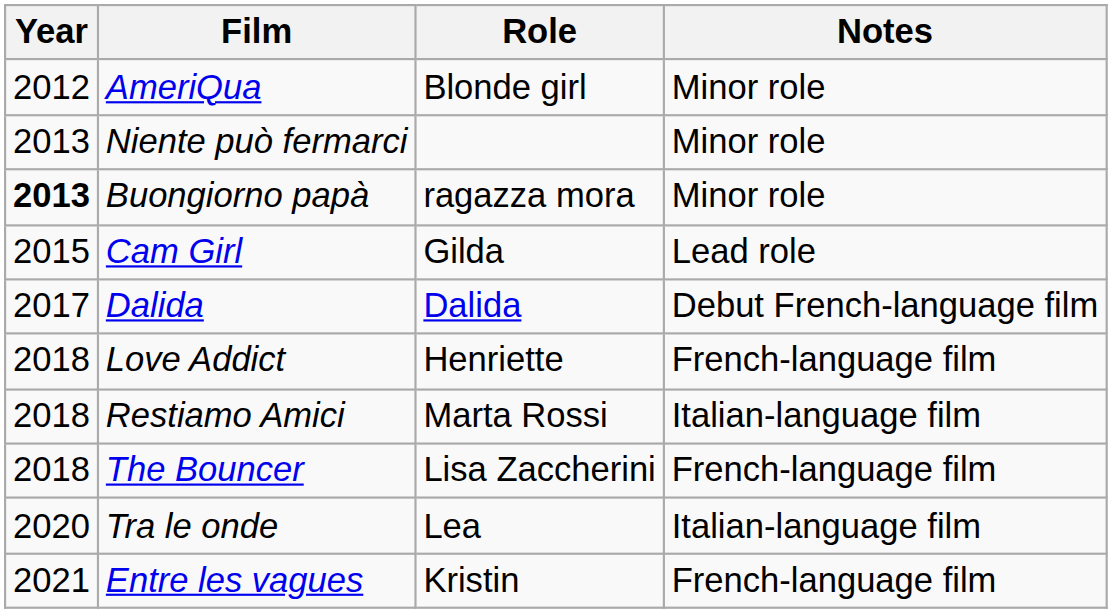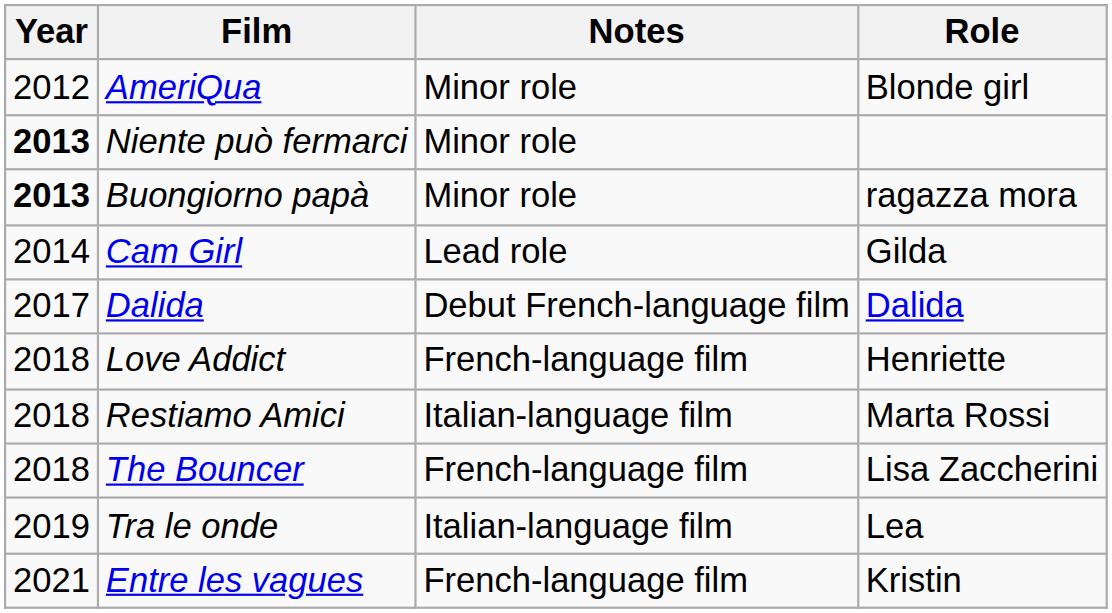columns swapped: (540, 31) <-> (885, 31)
(51, 141) normal -> (51, 141) bold
(51, 251) 2015 -> (51, 251) 2014
(51, 525) 2020 -> (51, 525) 2019
